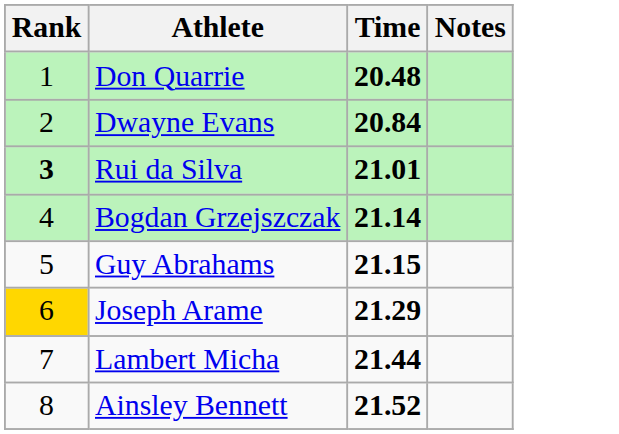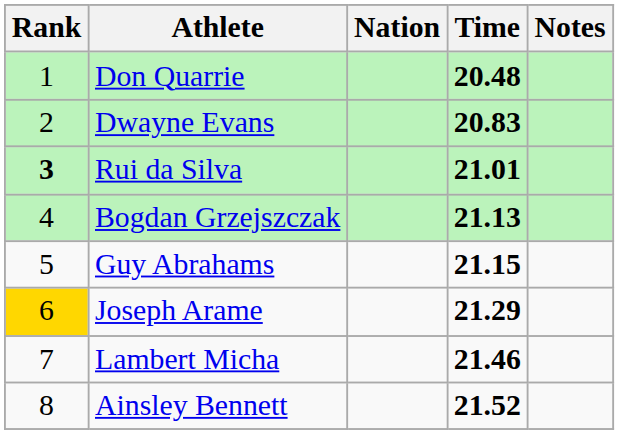+ column: (397, 28)
(388, 122) 20.84 -> (487, 122) 20.83
(388, 216) 21.14 -> (487, 216) 21.13
(388, 358) 21.44 -> (487, 358) 21.46
